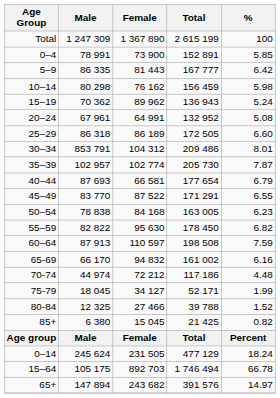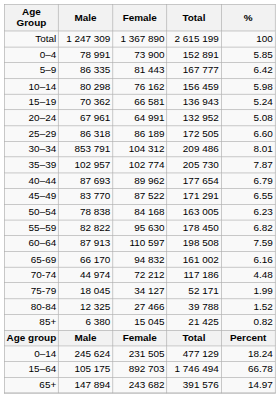(149, 102) 89 962 -> (149, 102) 66 581
(149, 180) 66 581 -> (149, 180) 89 962
